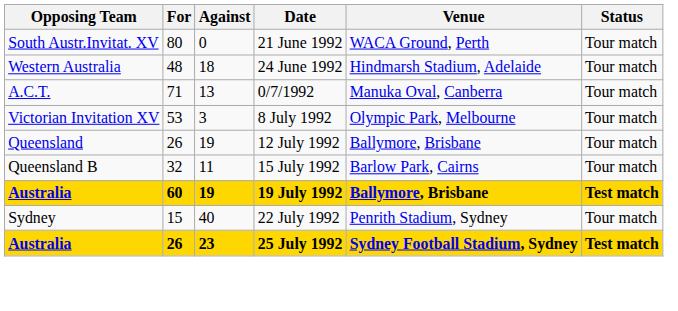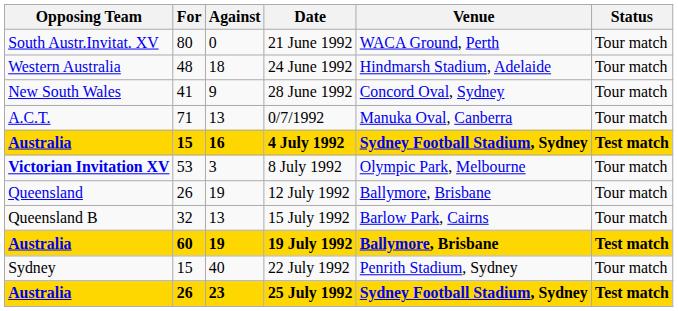+ row: (310, 92)
+ row: (306, 142)
(84, 117) normal -> (89, 167) bold
(206, 167) 11 -> (217, 218) 13
